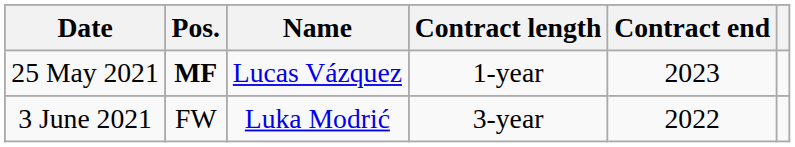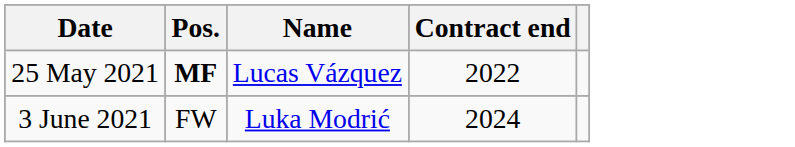- column: (508, 27)
(692, 73) 2023 -> (493, 73) 2022
(692, 118) 2022 -> (493, 118) 2024
